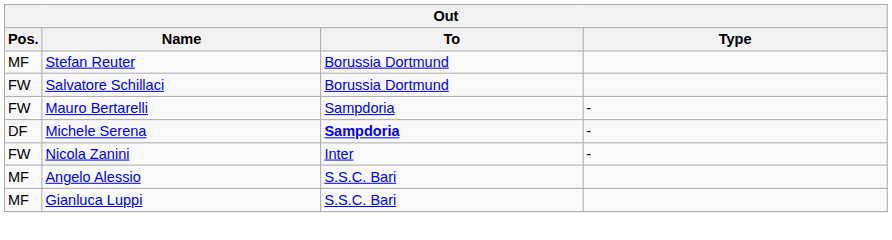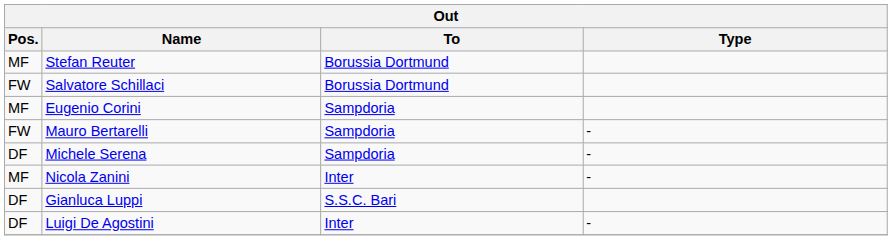+ row: (93, 108)
(362, 131) bold -> (360, 154) normal
(19, 154) FW -> (18, 177) MF
- row: (93, 177)
(18, 200) MF -> (18, 200) DF
+ row: (100, 223)
